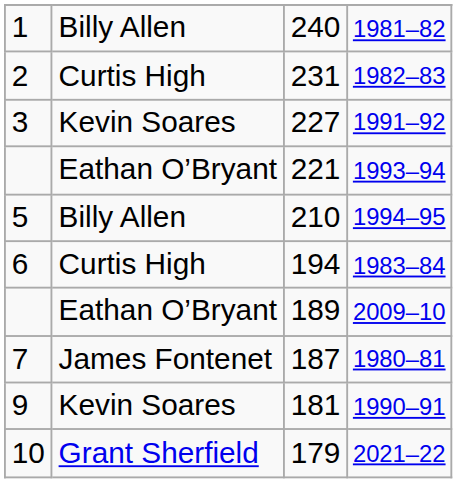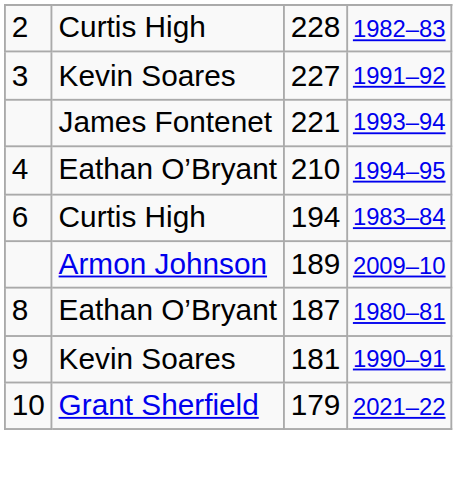- row: (399, 29)
(316, 75) 231 -> (316, 28) 228
(168, 169) Eathan O’Bryant -> (165, 122) James Fontenet
(20, 216) 5 -> (20, 169) 4
(122, 216) Billy Allen -> (168, 169) Eathan O’Bryant
(168, 311) Eathan O’Bryant -> (163, 264) Armon Johnson
(20, 358) 7 -> (20, 311) 8
(165, 358) James Fontenet -> (168, 311) Eathan O’Bryant
